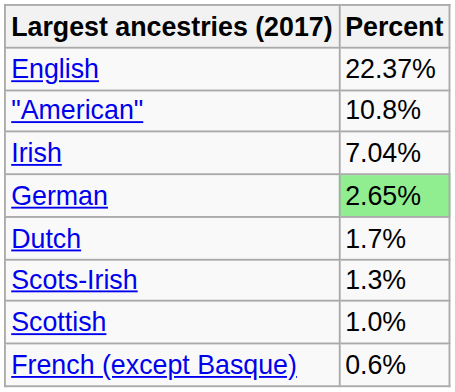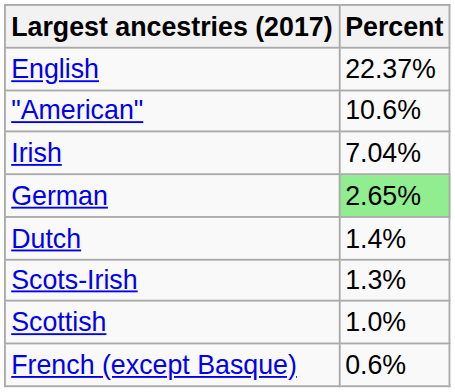(383, 111) 10.8% -> (383, 111) 10.6%
(376, 238) 1.7% -> (376, 238) 1.4%
